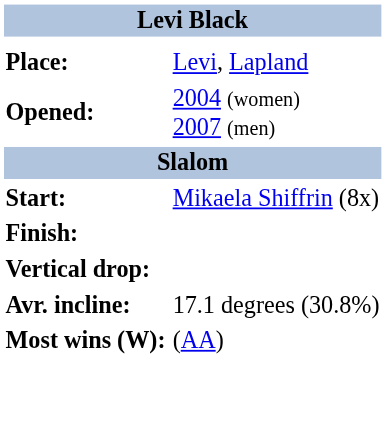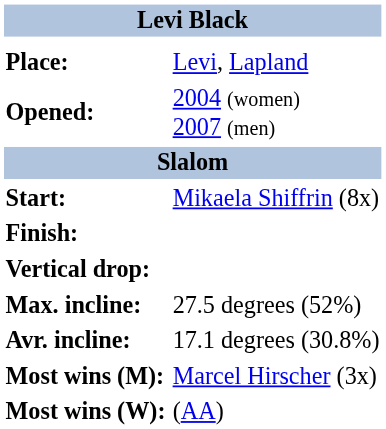+ row: (73, 304)
+ row: (85, 376)
